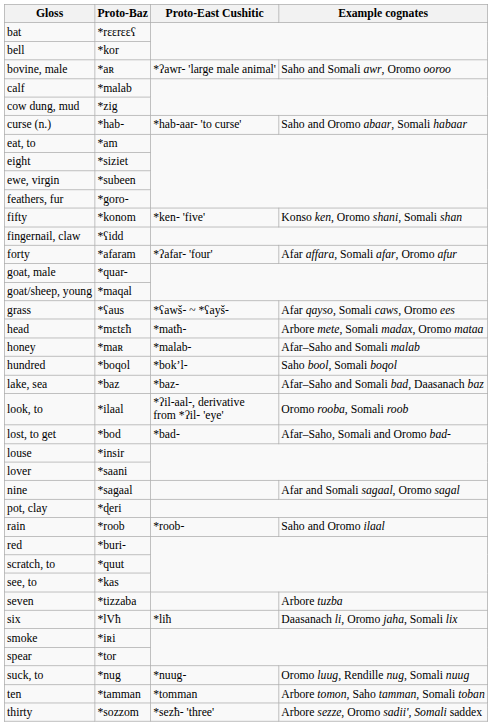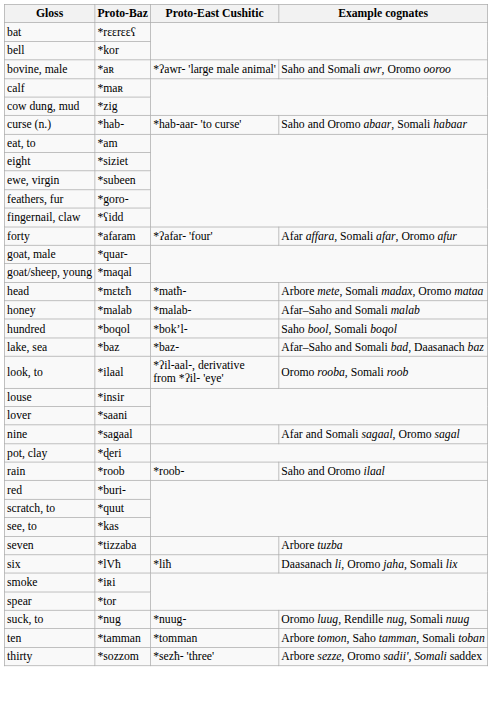(115, 87) *malab -> (110, 87) *maʀ
- row: (17, 217)
- row: (19, 310)
(110, 347) *maʀ -> (115, 310) *malab
- row: (32, 434)
